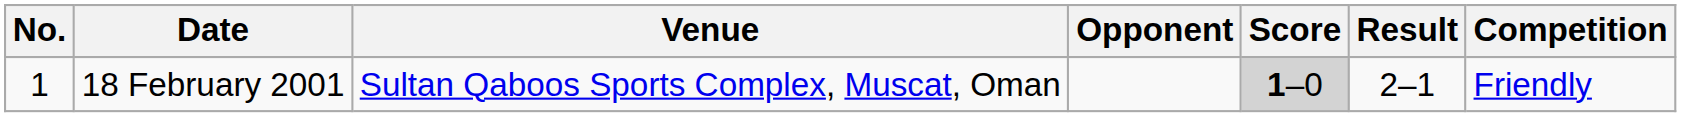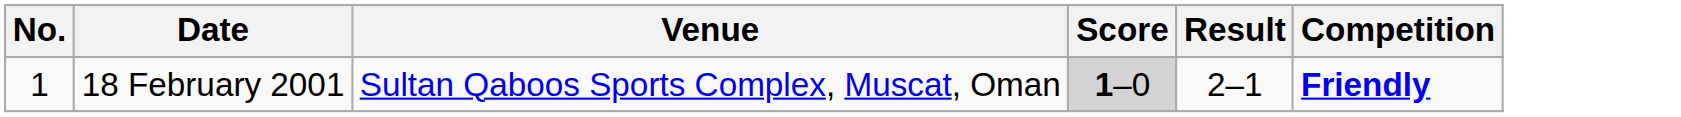- column: (1155, 30)
(1533, 83) normal -> (1366, 83) bold
